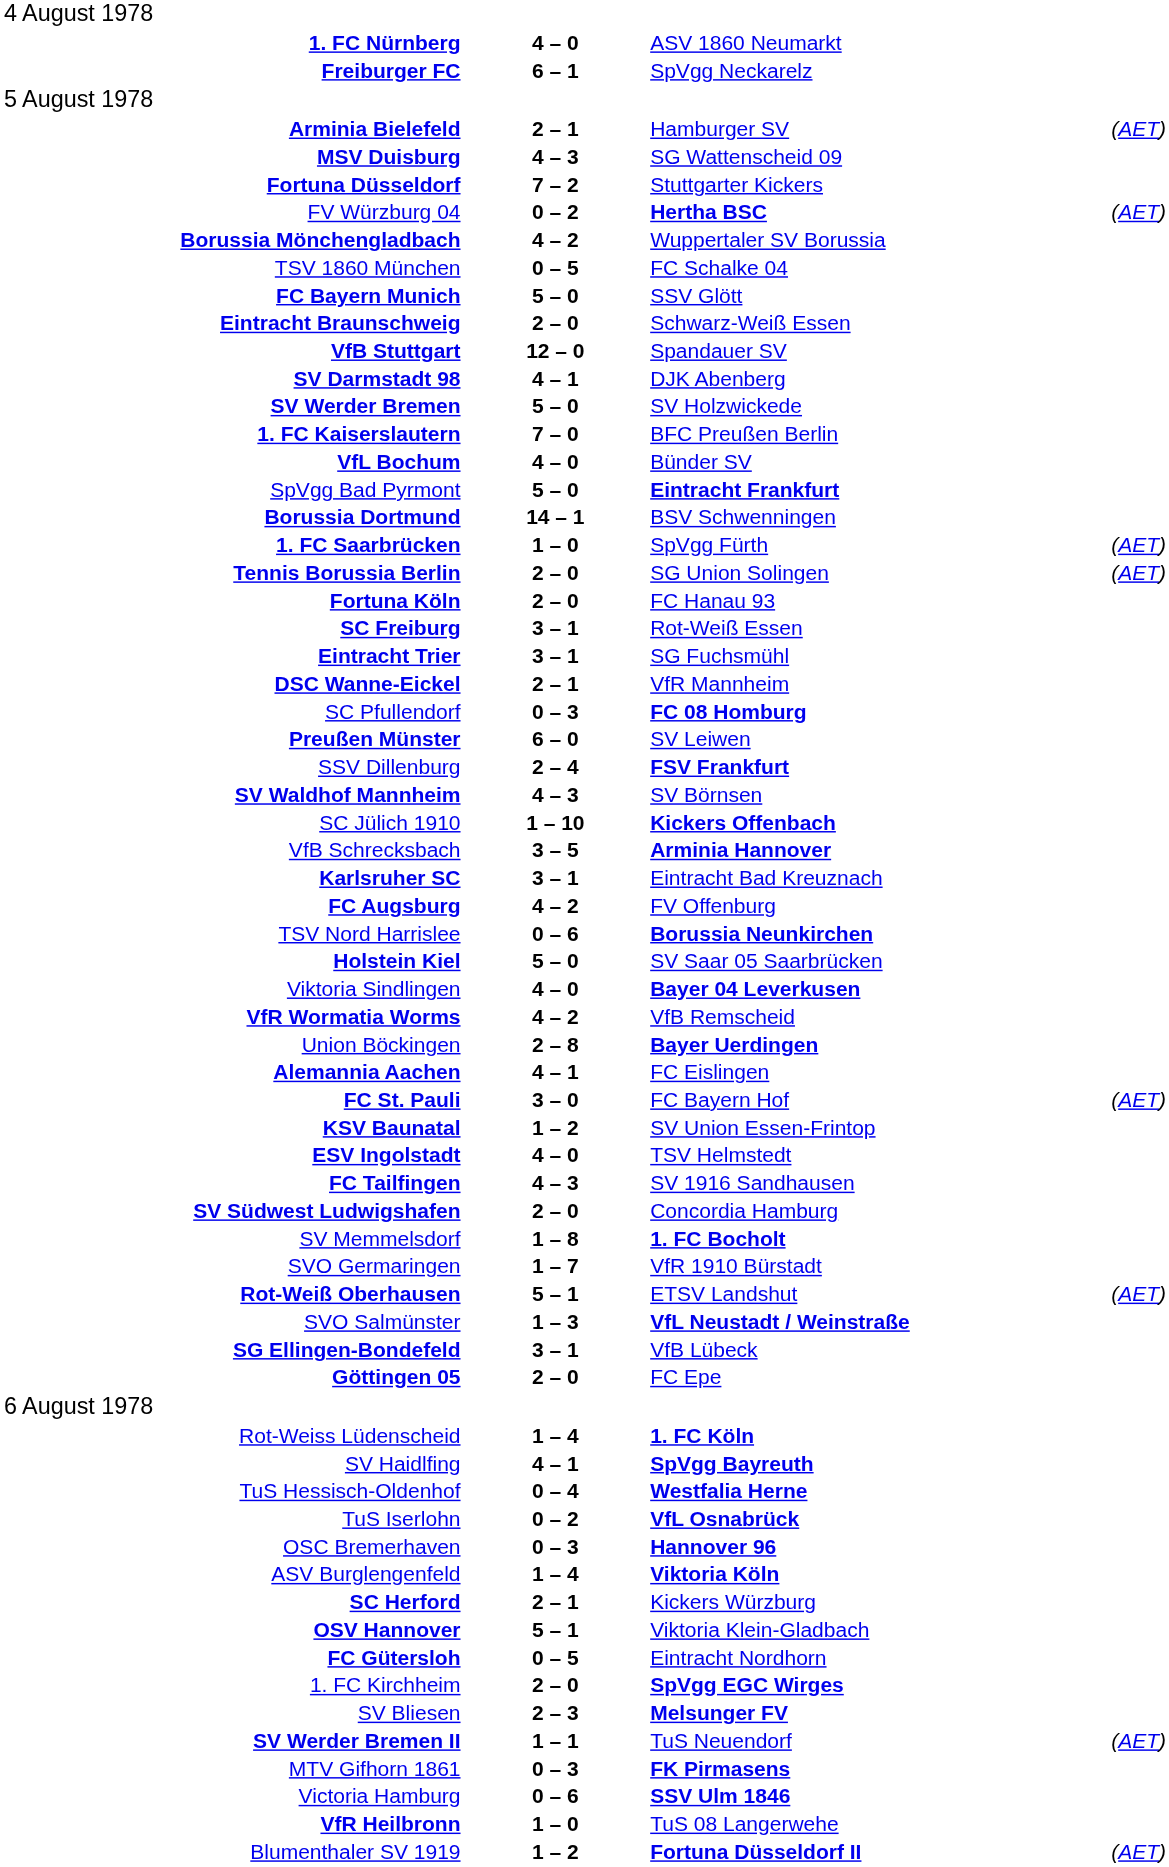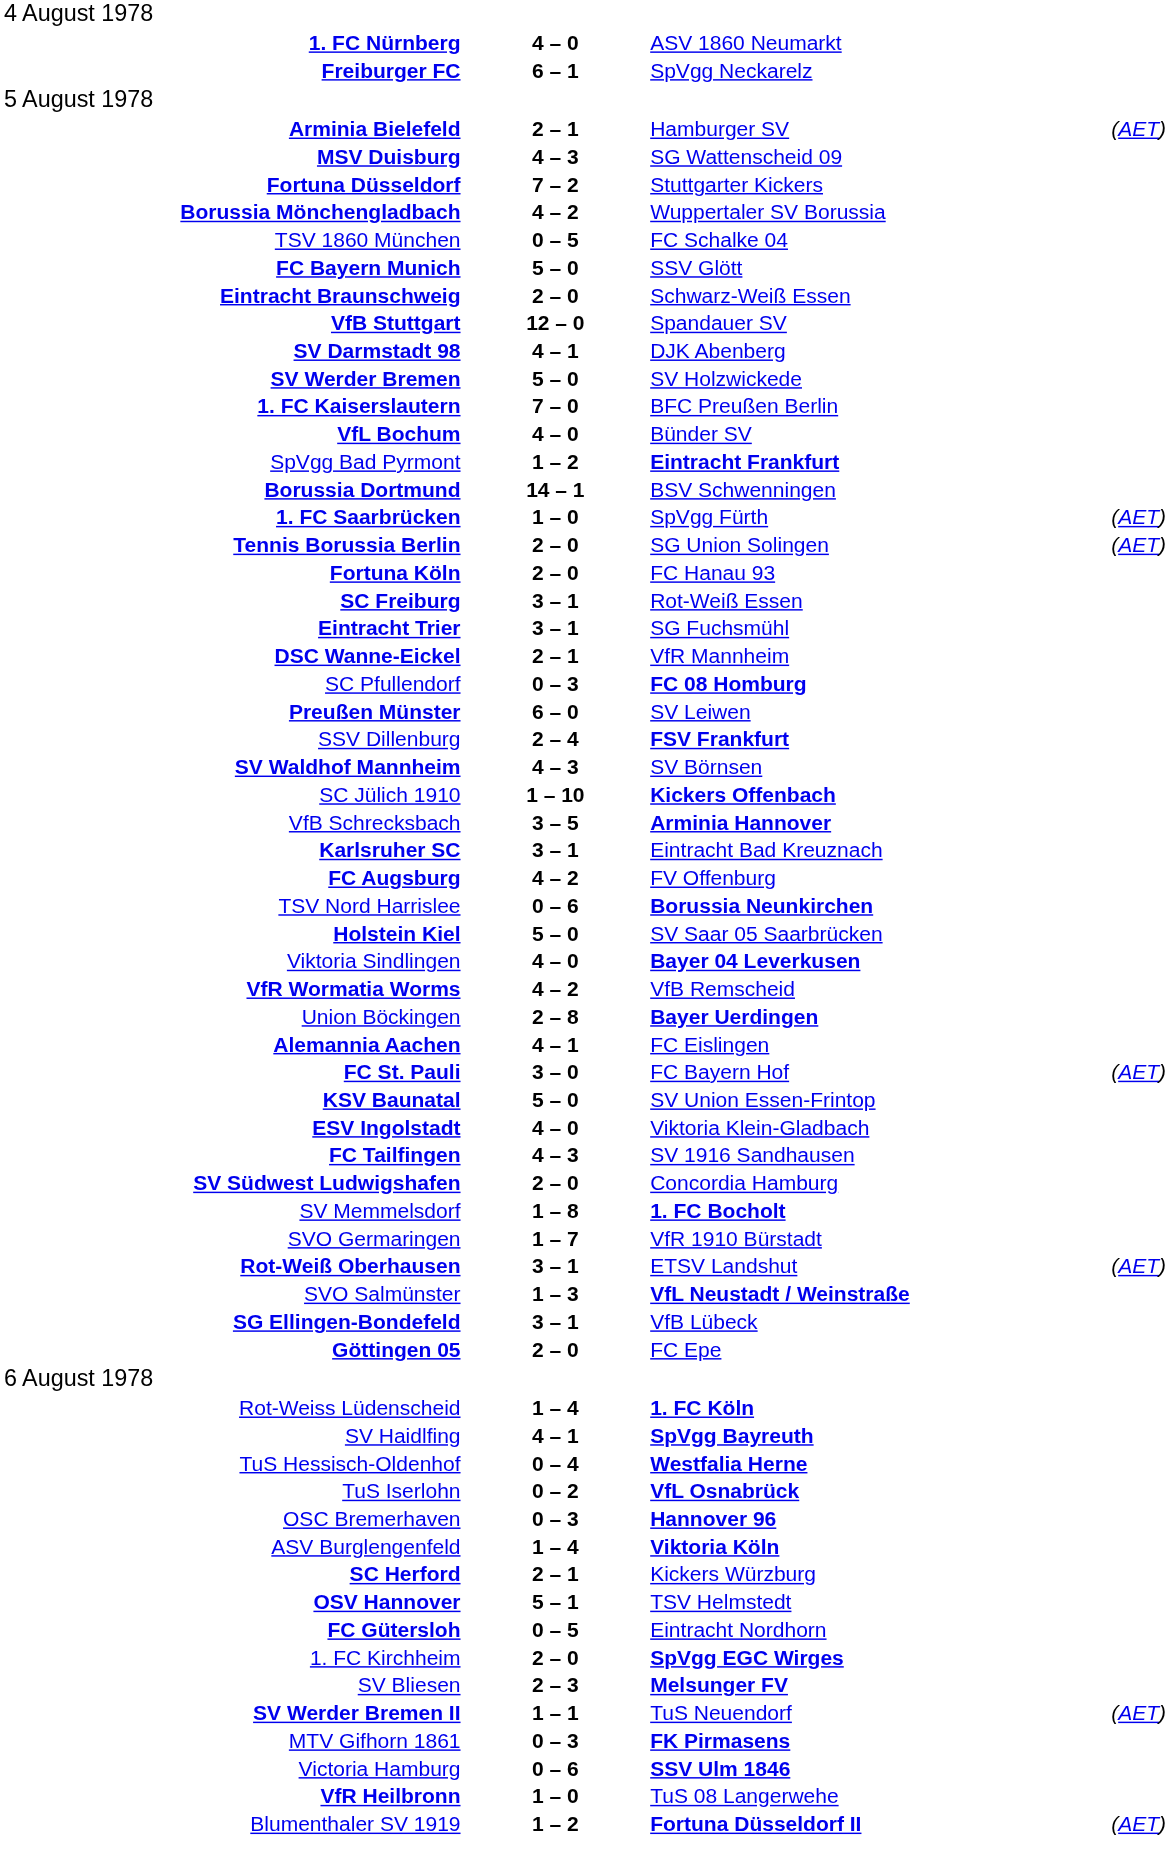- row: (384, 212)
(555, 489) 5 – 0 -> (555, 462) 1 – 2
(555, 1127) 1 – 2 -> (555, 1100) 5 – 0
(721, 1155) TSV Helmstedt -> (760, 1127) Viktoria Klein-Gladbach
(555, 1294) 5 – 1 -> (555, 1266) 3 – 1
(760, 1630) Viktoria Klein-Gladbach -> (721, 1602) TSV Helmstedt
